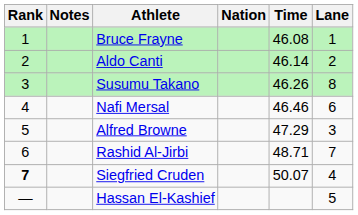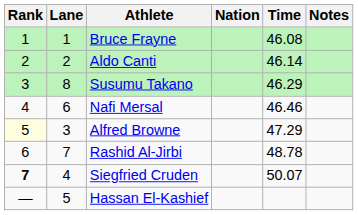columns swapped: (332, 15) <-> (70, 15)
(291, 84) 46.26 -> (284, 84) 46.29
(25, 130) no background -> (25, 130) lightyellow background
(291, 152) 48.71 -> (284, 152) 48.78
